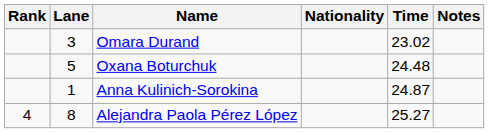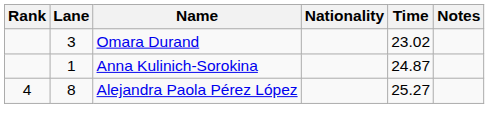- row: (157, 66)
